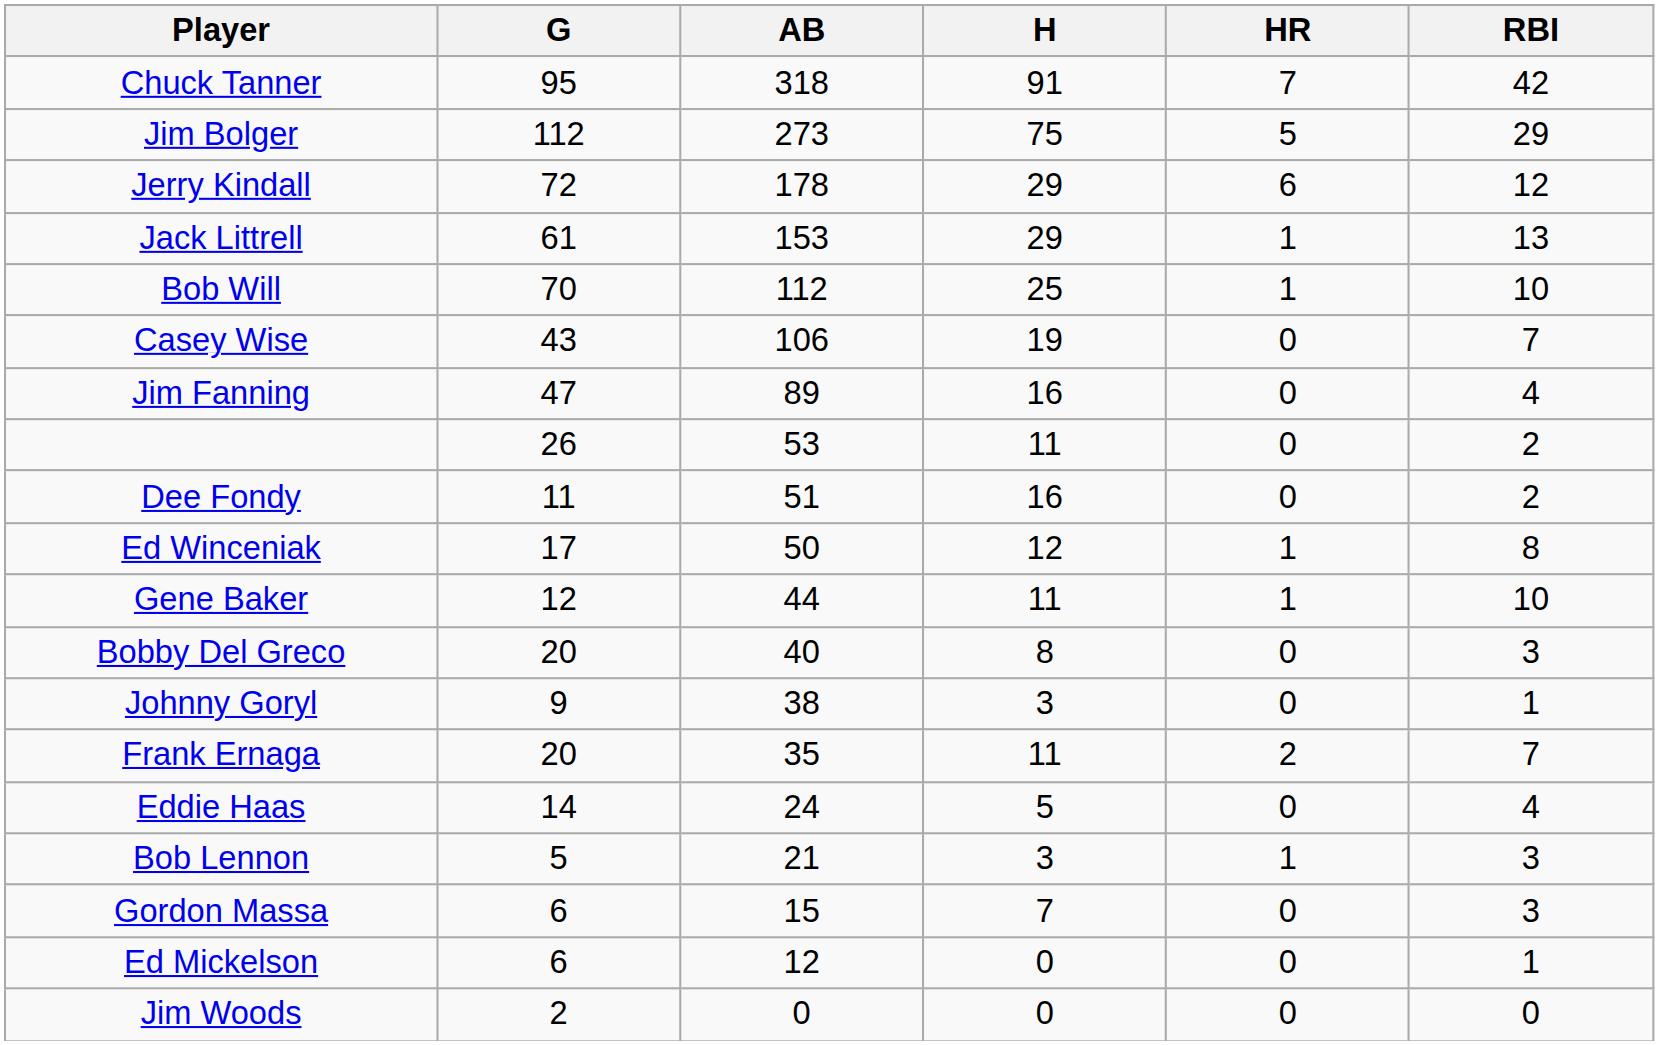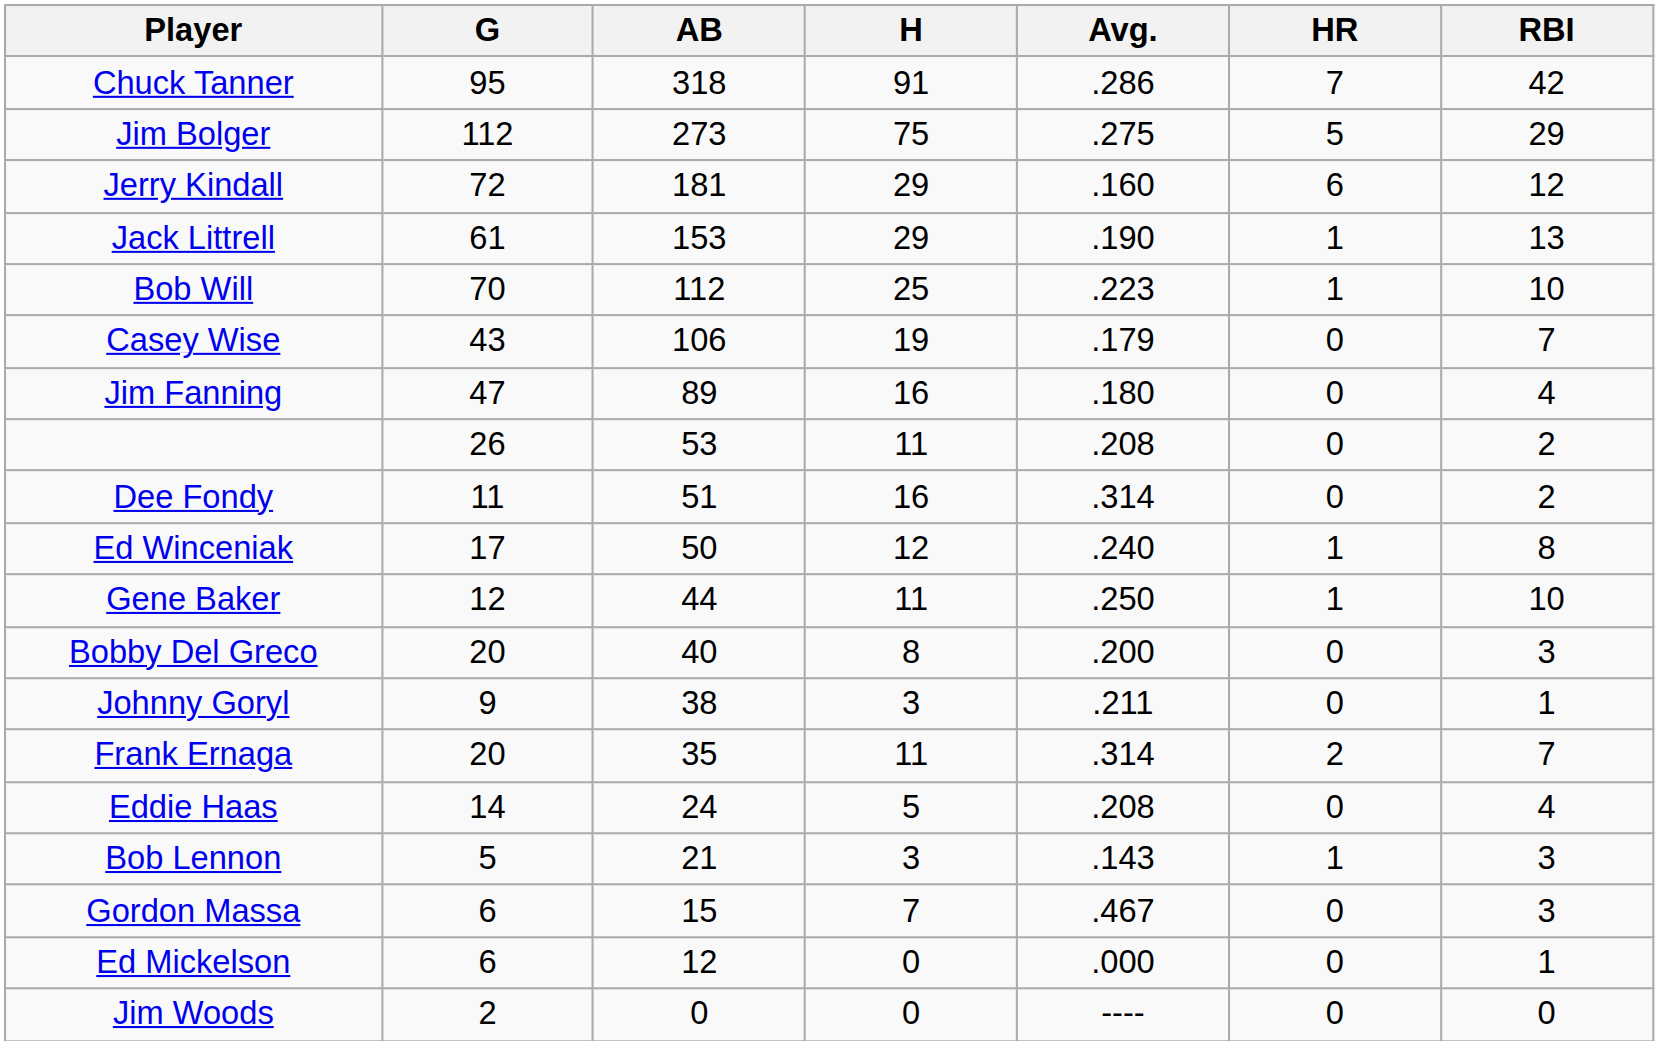+ column: (1123, 30)
(802, 185) 178 -> (699, 185) 181
